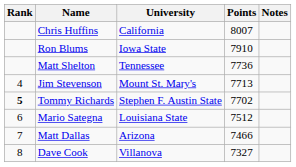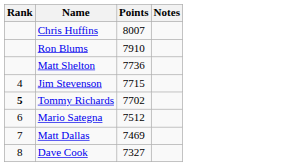- column: (170, 13)
(242, 83) 7713 -> (134, 83) 7715
(242, 135) 7466 -> (134, 135) 7469
